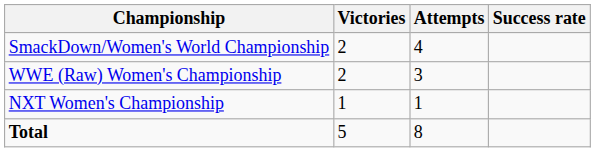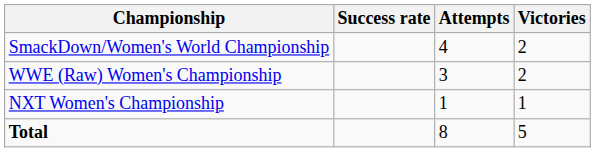columns swapped: (372, 18) <-> (539, 18)
